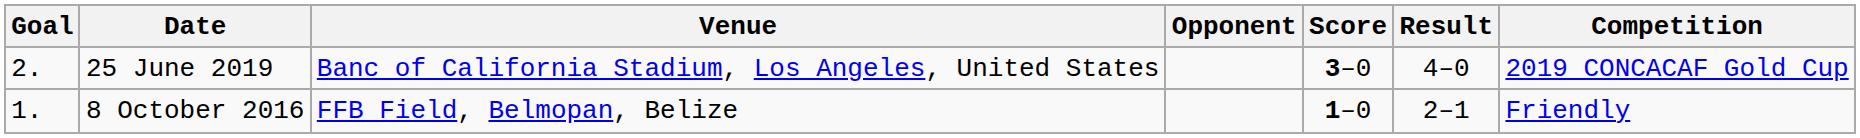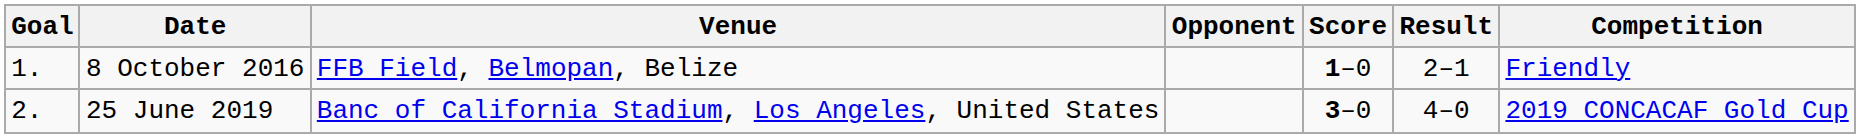rows swapped: (195, 111) <-> (180, 69)
